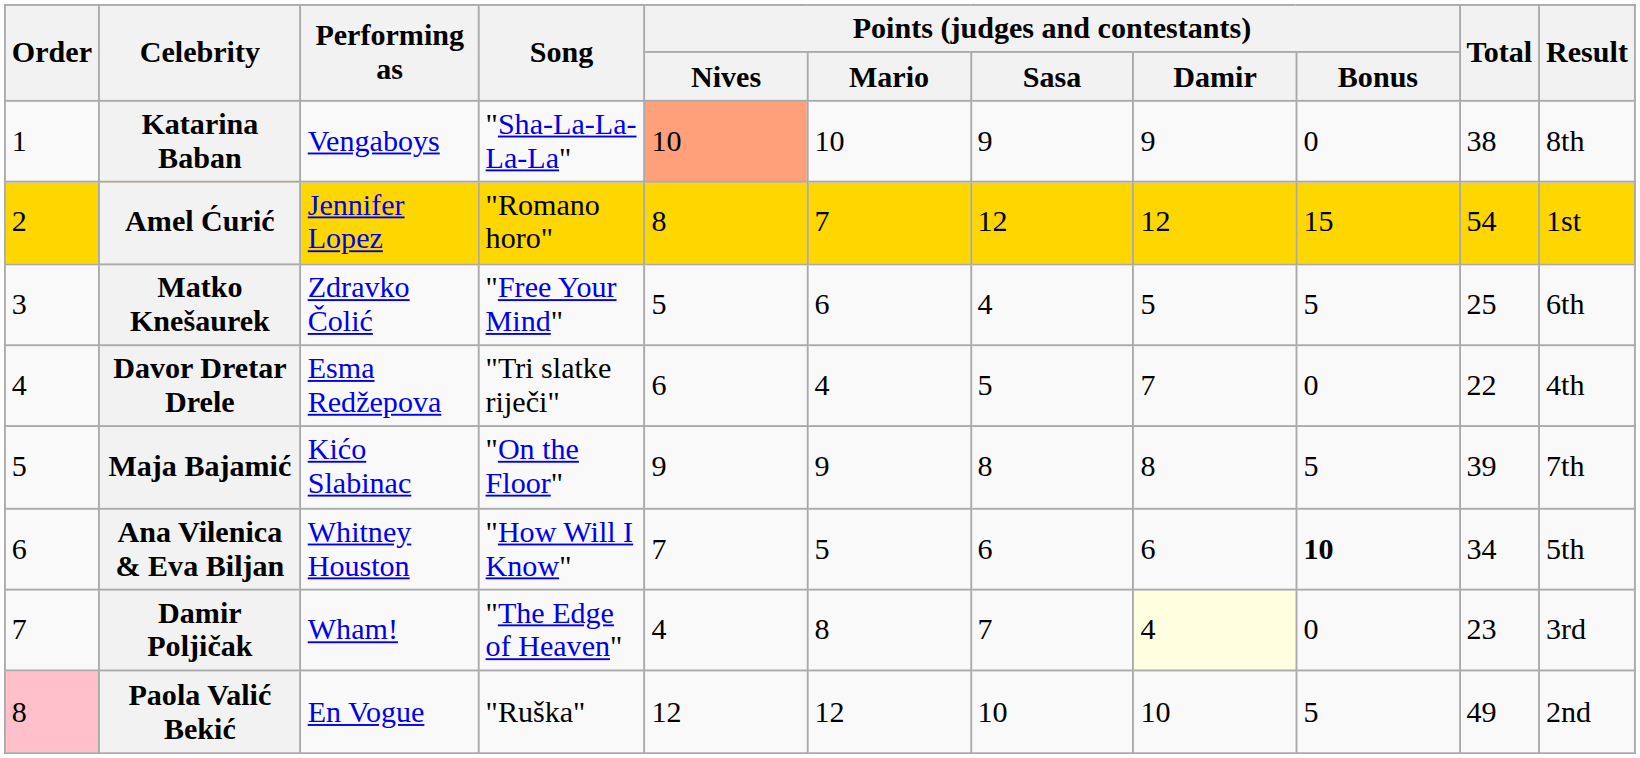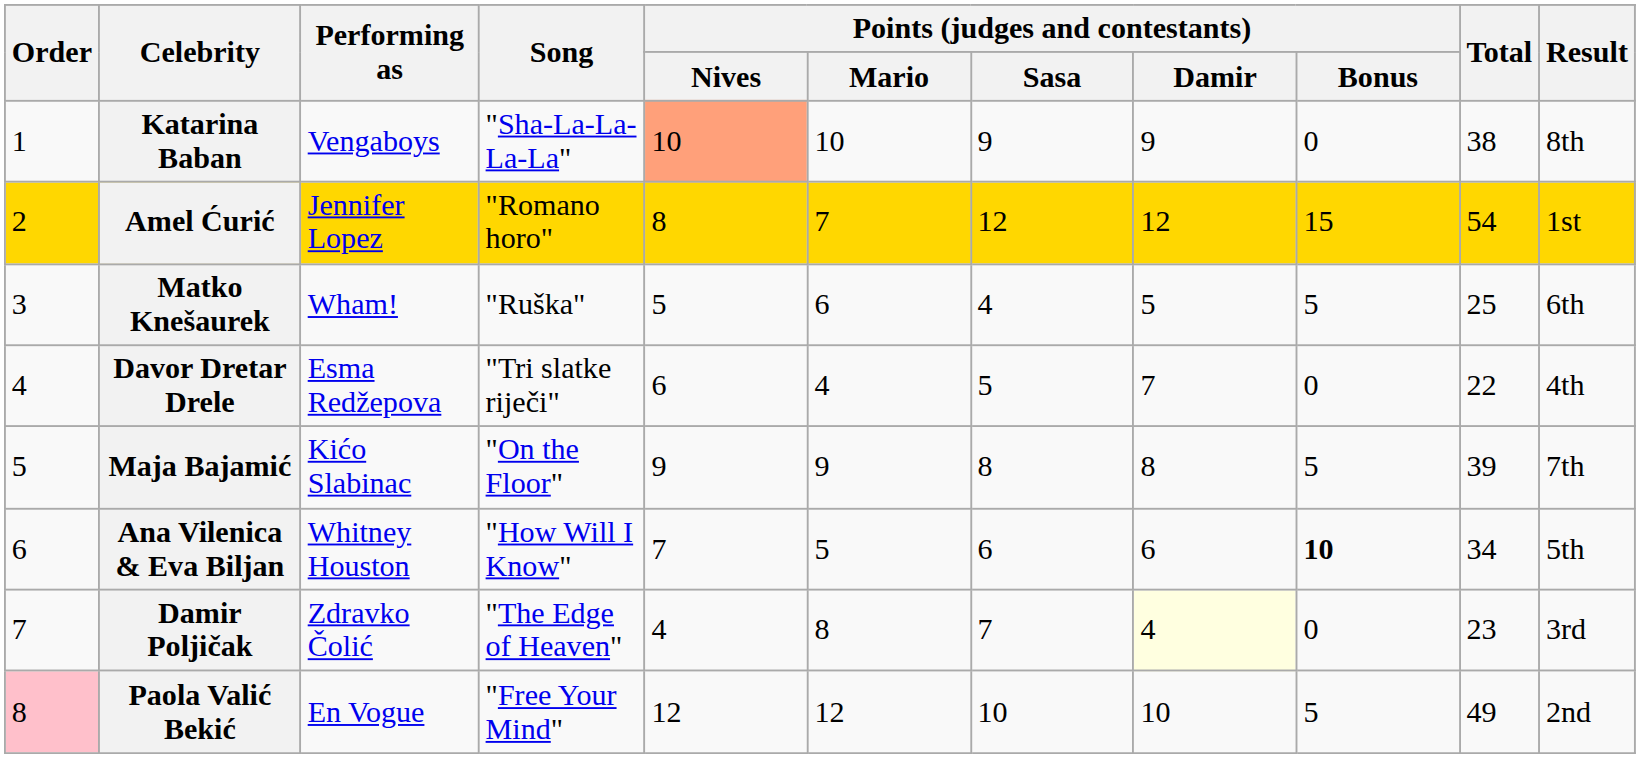(359, 303) Zdravko Čolić -> (353, 303) Wham!
(551, 303) "Free Your Mind" -> (535, 303) "Ruška"
(353, 629) Wham! -> (359, 629) Zdravko Čolić
(535, 711) "Ruška" -> (551, 711) "Free Your Mind"
